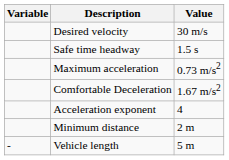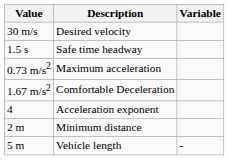columns swapped: (28, 13) <-> (199, 13)
